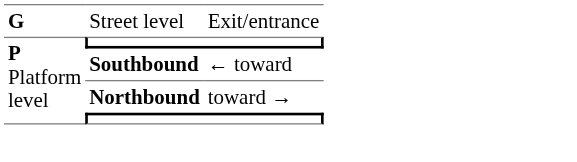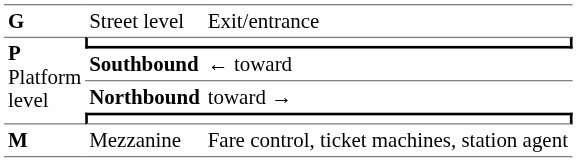+ row: (135, 140)
